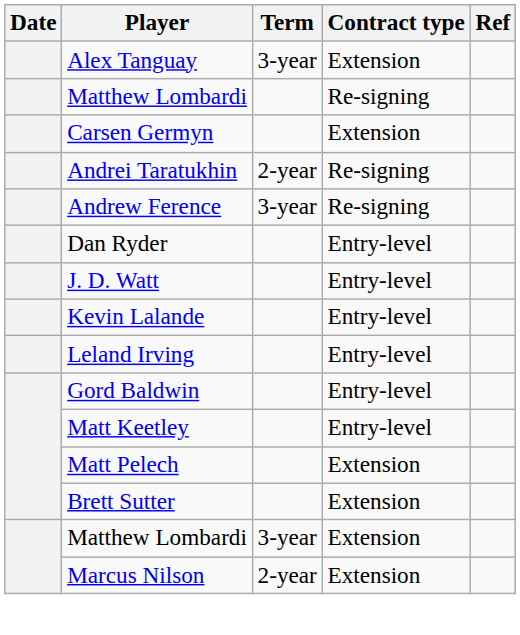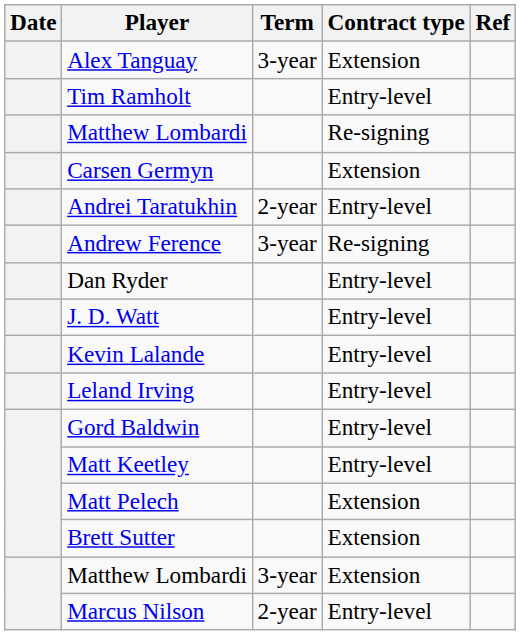+ row: (129, 96)
(378, 170) Re-signing -> (380, 206) Entry-level
(374, 574) Extension -> (380, 611) Entry-level
